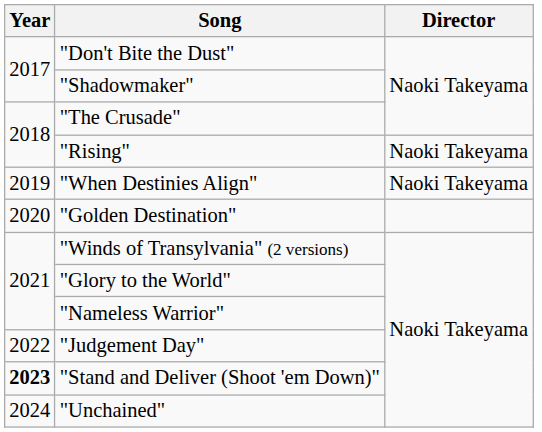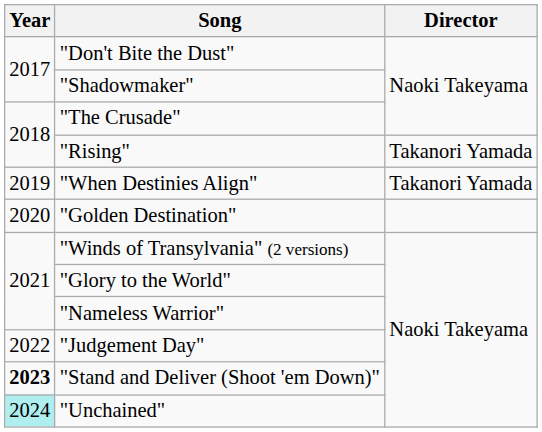(459, 150) Naoki Takeyama -> (461, 150) Takanori Yamada
(459, 183) Naoki Takeyama -> (461, 183) Takanori Yamada
(30, 410) no background -> (30, 410) paleturquoise background
